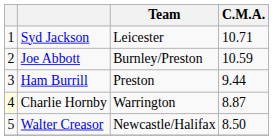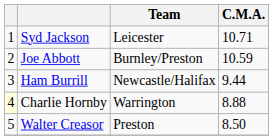(134, 80) Preston -> (164, 80) Newcastle/Halifax
(234, 102) 8.87 -> (234, 102) 8.88
(164, 124) Newcastle/Halifax -> (134, 124) Preston
